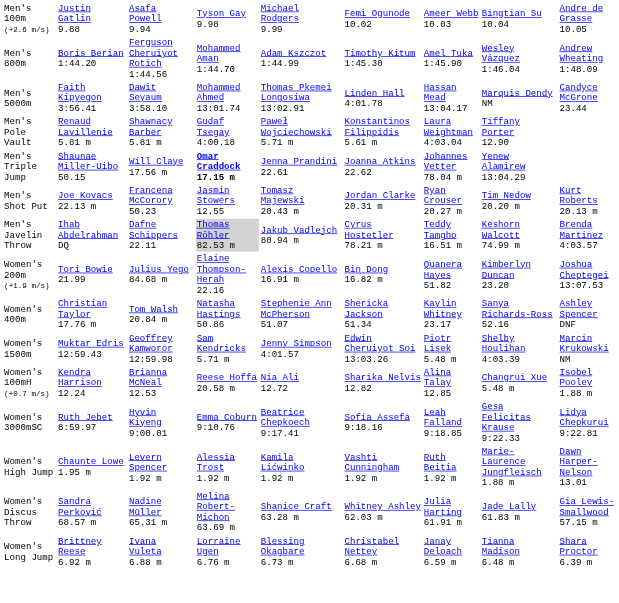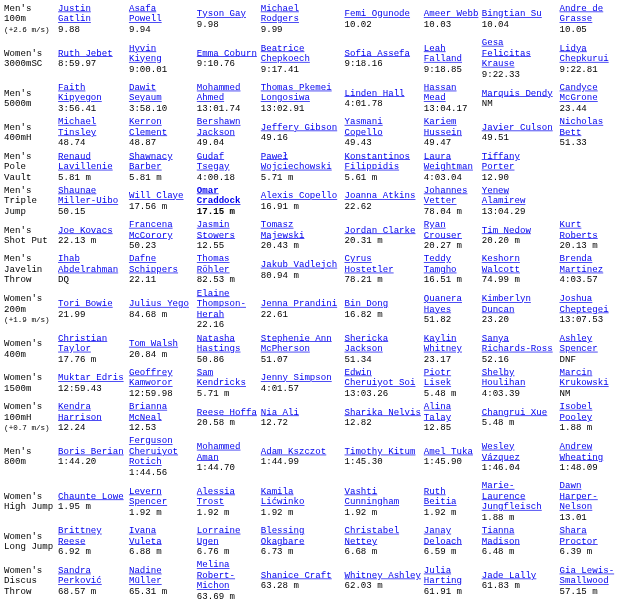rows swapped: (18, 58) <-> (23, 422)
+ row: (18, 132)
(299, 167) Jenna Prandini 22.61 -> (299, 201) Alexis Copello 16.91 m
(216, 235) lightgrey background -> (216, 269) no background
(299, 275) Alexis Copello 16.91 m -> (299, 309) Jenna Prandini 22.61
rows swapped: (29, 552) <-> (23, 512)
